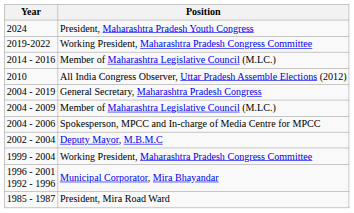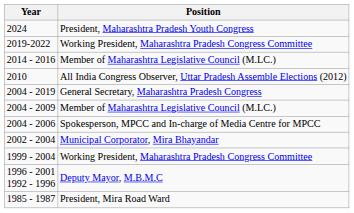(111, 140) Deputy Mayor, M.B.M.C -> (139, 140) Municipal Corporator, Mira Bhayandar
(139, 178) Municipal Corporator, Mira Bhayandar -> (111, 178) Deputy Mayor, M.B.M.C
